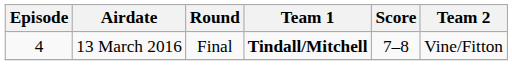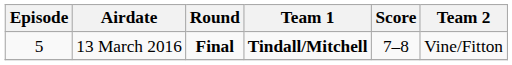(39, 45) 4 -> (39, 45) 5
(215, 45) normal -> (215, 45) bold
